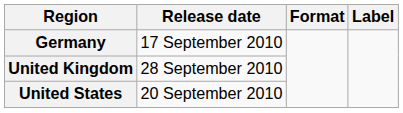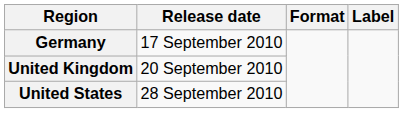(211, 68) 28 September 2010 -> (211, 68) 20 September 2010
(211, 94) 20 September 2010 -> (211, 94) 28 September 2010
